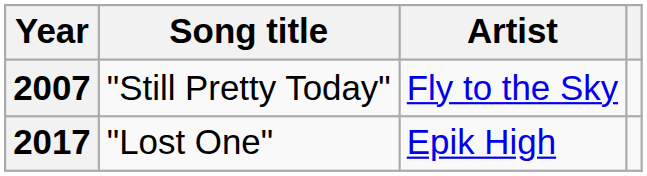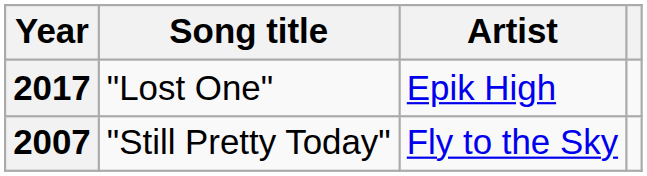rows swapped: (52, 87) <-> (52, 142)
